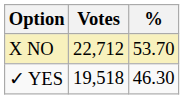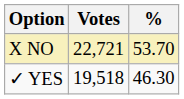(99, 48) 22,712 -> (99, 48) 22,721
